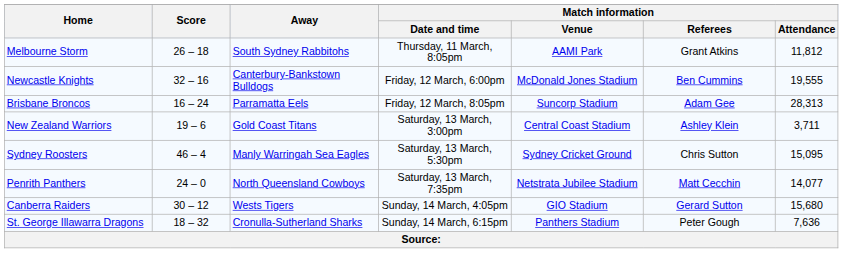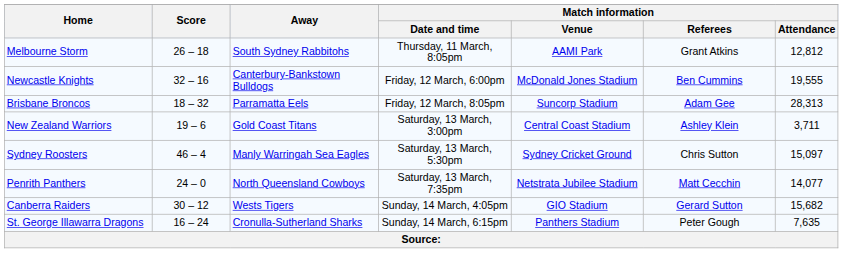(807, 52) 11,812 -> (807, 52) 12,812
(191, 103) 16 – 24 -> (191, 103) 18 – 32
(807, 154) 15,095 -> (807, 154) 15,097
(807, 206) 15,680 -> (807, 206) 15,682
(191, 223) 18 – 32 -> (191, 223) 16 – 24
(807, 223) 7,636 -> (807, 223) 7,635
